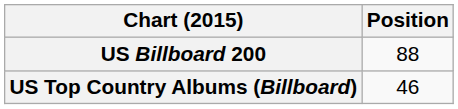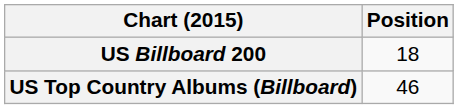(408, 53) 88 -> (408, 53) 18
